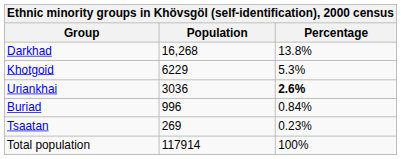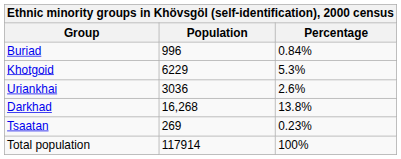rows swapped: (29, 51) <-> (24, 107)
(292, 88) bold -> (292, 88) normal
